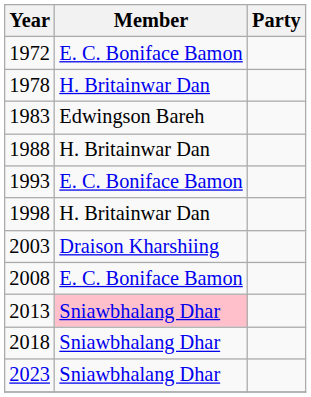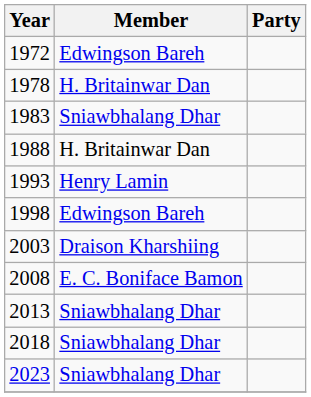(151, 52) E. C. Boniface Bamon -> (132, 52) Edwingson Bareh
(132, 117) Edwingson Bareh -> (140, 117) Sniawbhalang Dhar
(151, 181) E. C. Boniface Bamon -> (114, 181) Henry Lamin
(135, 213) H. Britainwar Dan -> (132, 213) Edwingson Bareh
(140, 310) pink background -> (140, 310) no background
